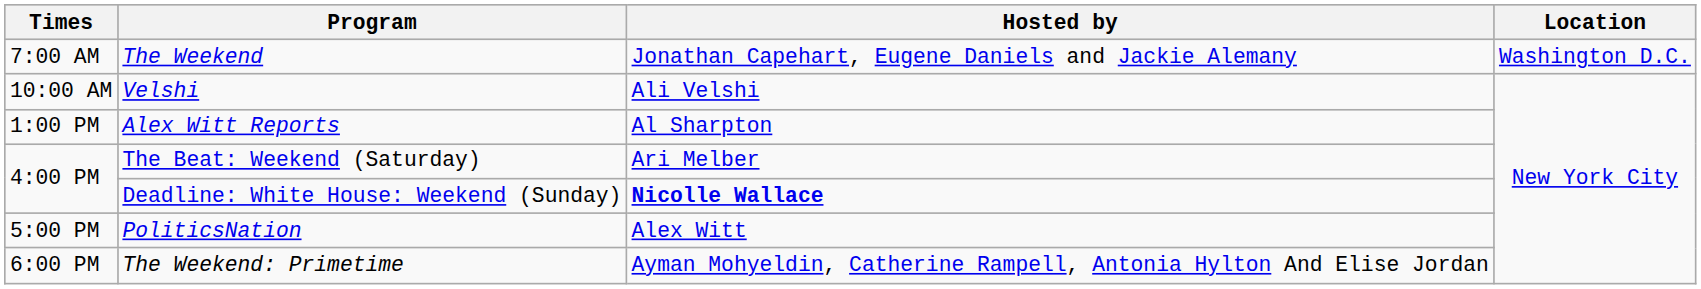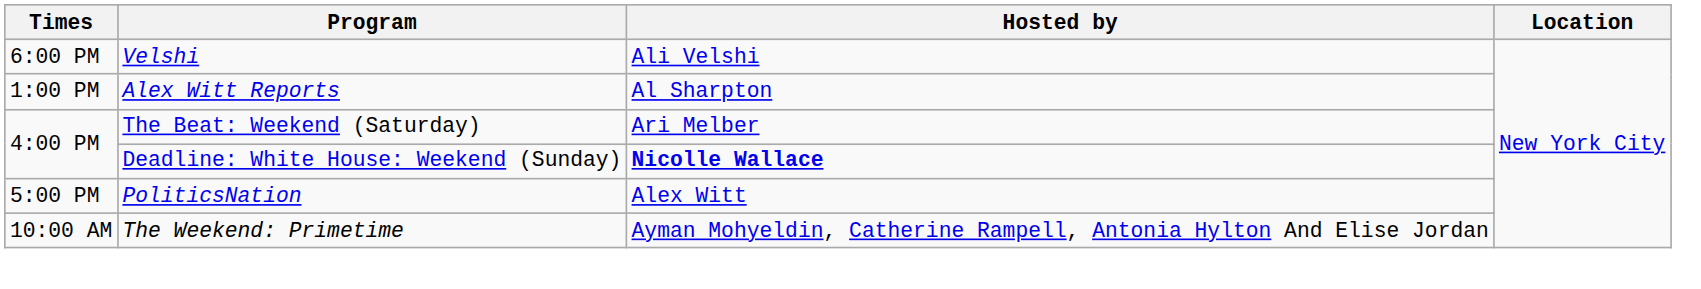- row: (193, 57)
(61, 92) 10:00 AM -> (55, 57) 6:00 PM
(55, 265) 6:00 PM -> (61, 231) 10:00 AM
